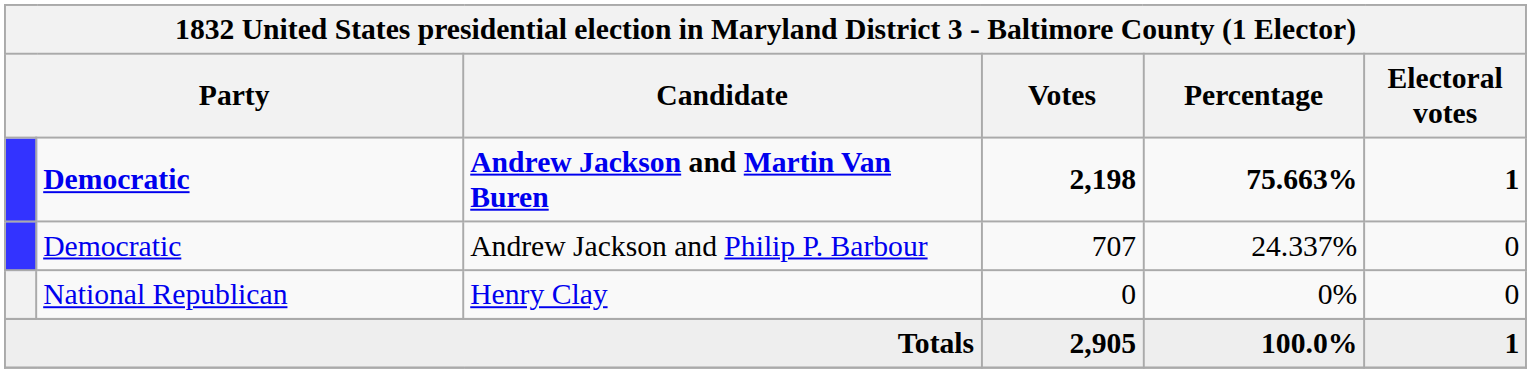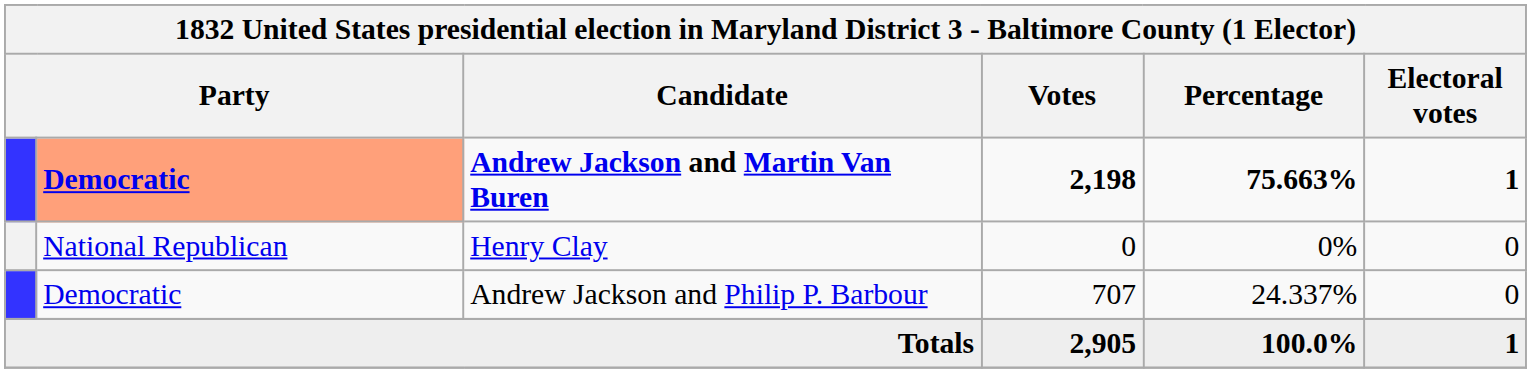(116, 179) no background -> (116, 179) lightsalmon background
rows swapped: (699, 245) <-> (539, 294)
